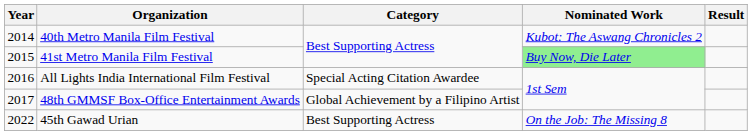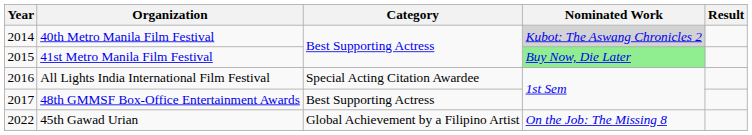(614, 36) no background -> (614, 36) lightgrey background
(413, 99) Global Achievement by a Filipino Artist -> (370, 99) Best Supporting Actress
(370, 120) Best Supporting Actress -> (413, 120) Global Achievement by a Filipino Artist
